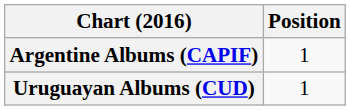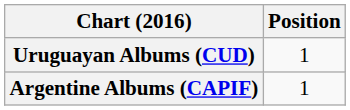rows swapped: (134, 54) <-> (134, 88)
